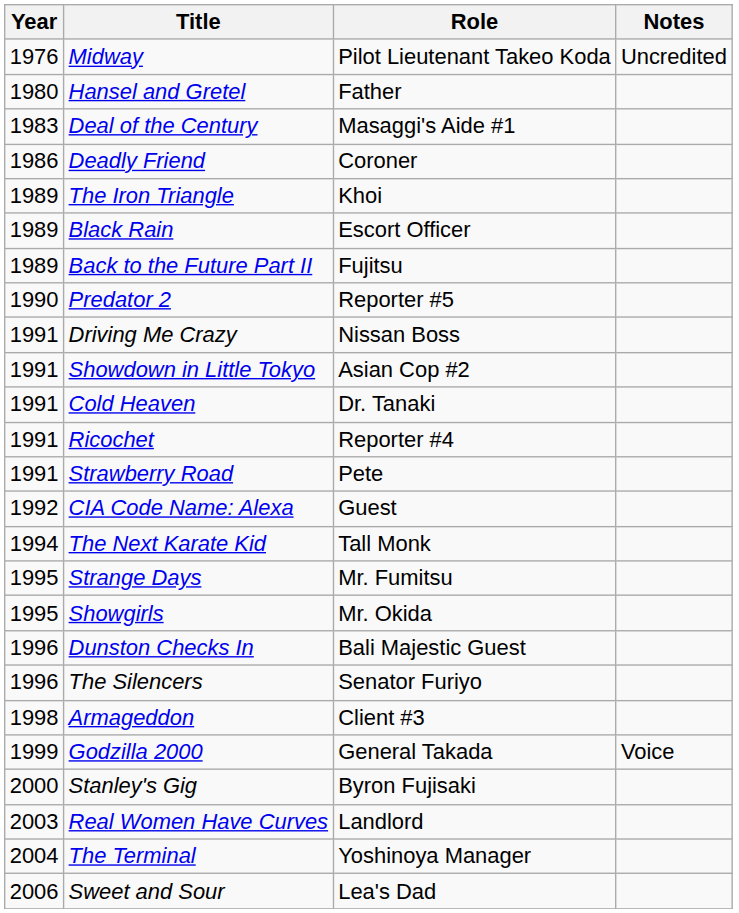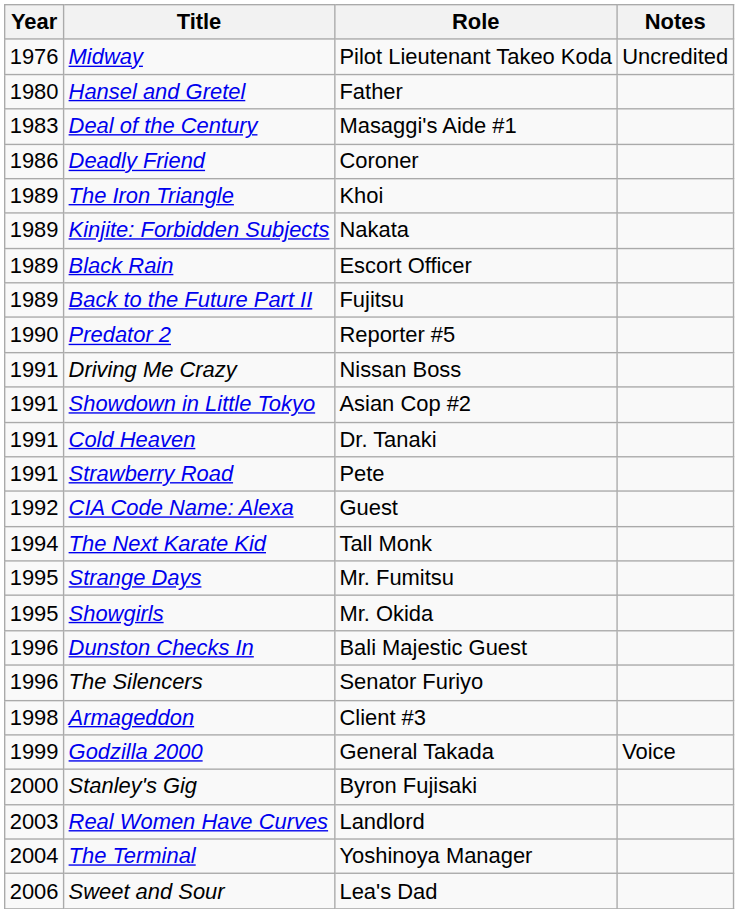+ row: (199, 230)
- row: (111, 439)
